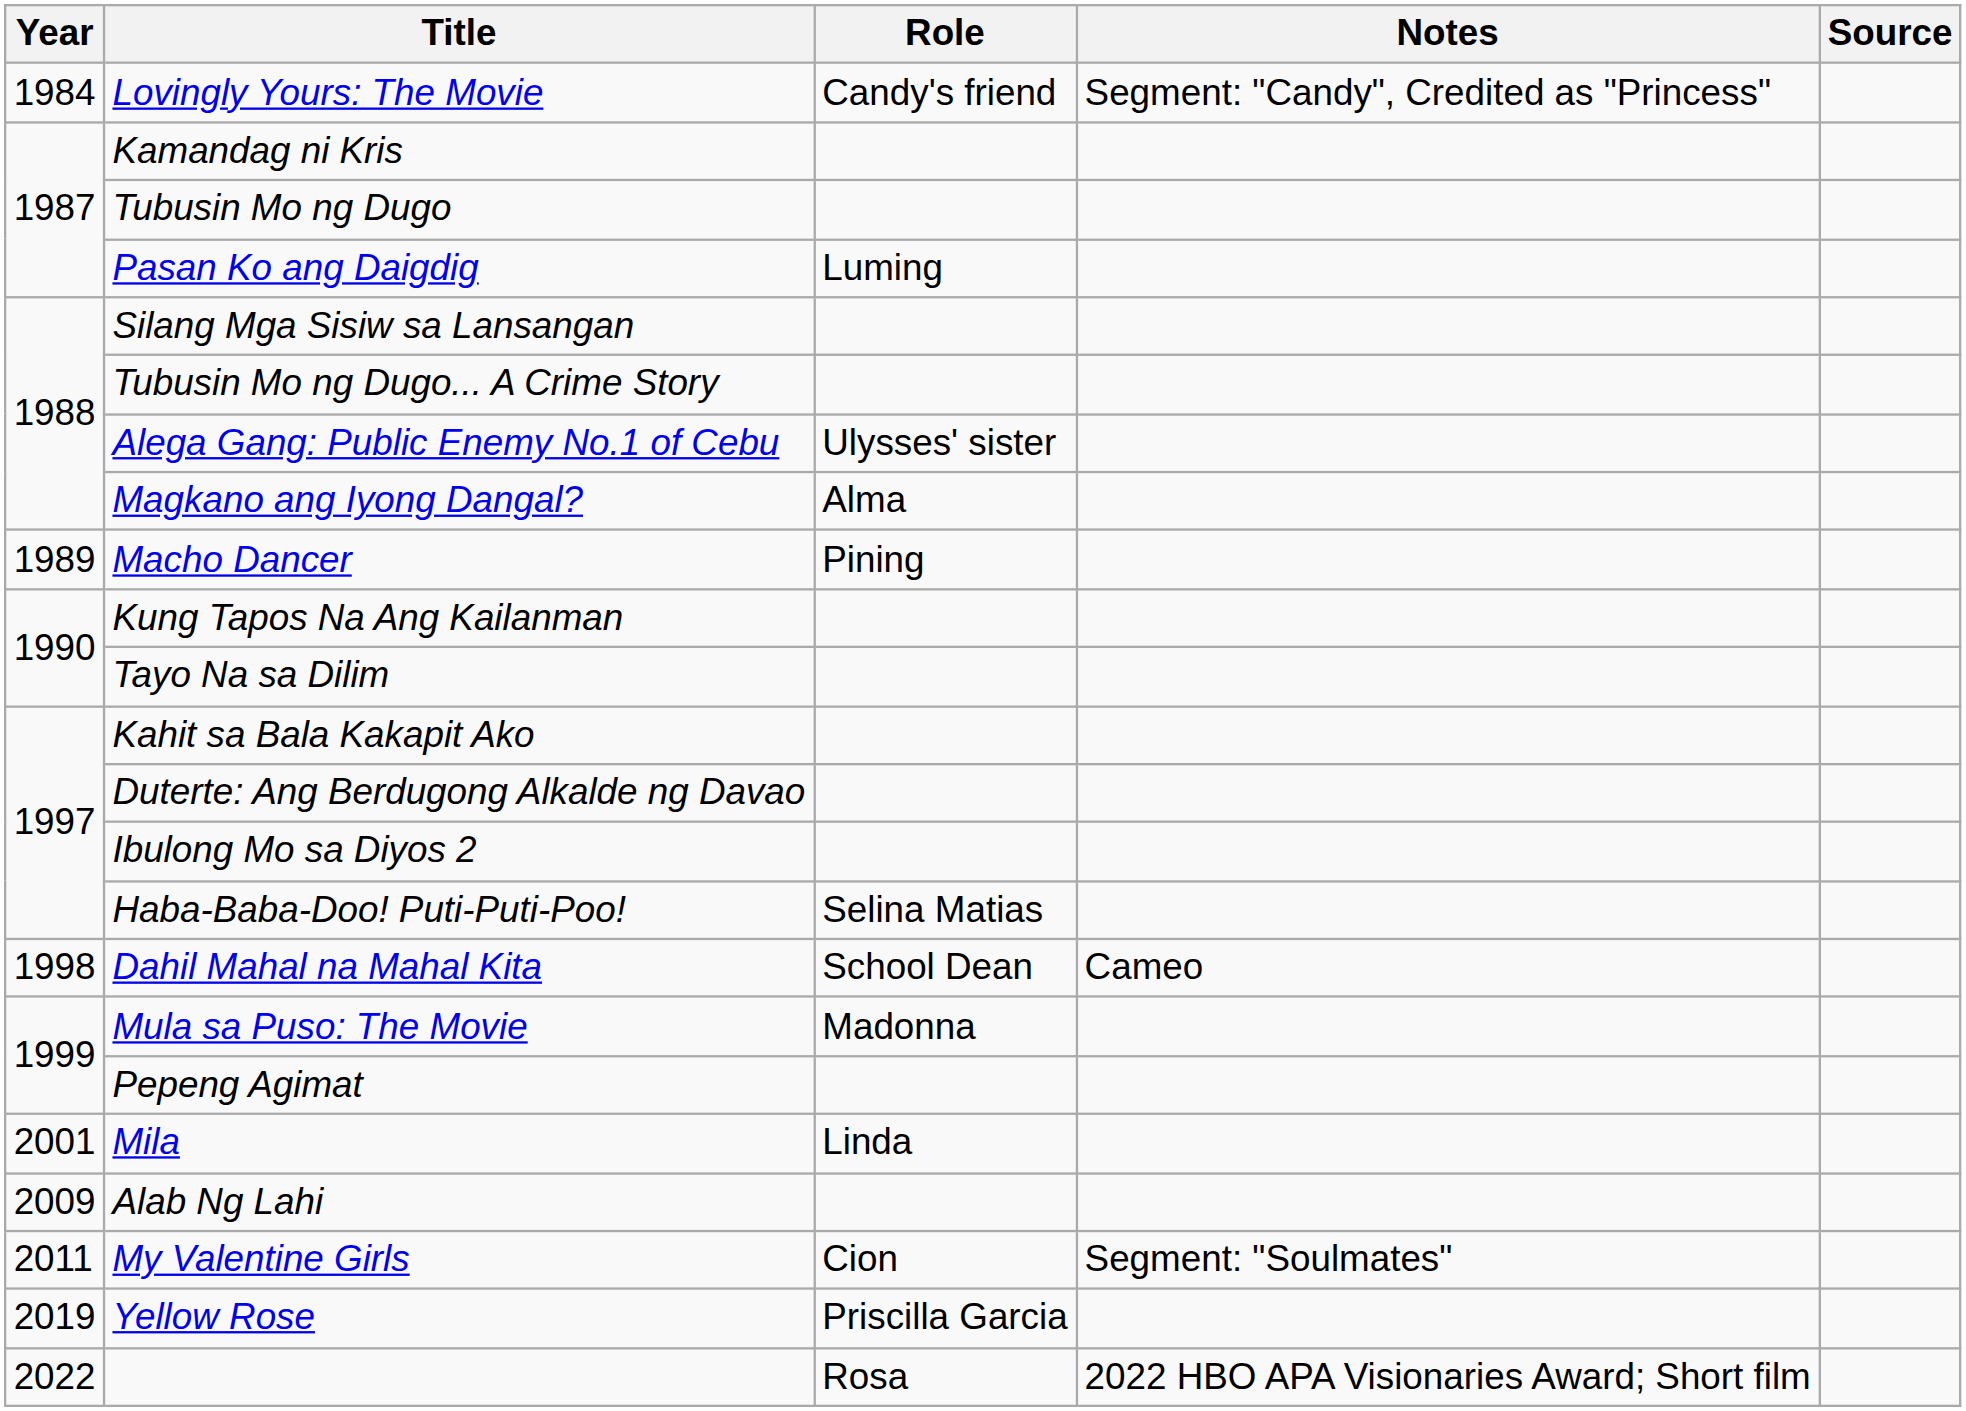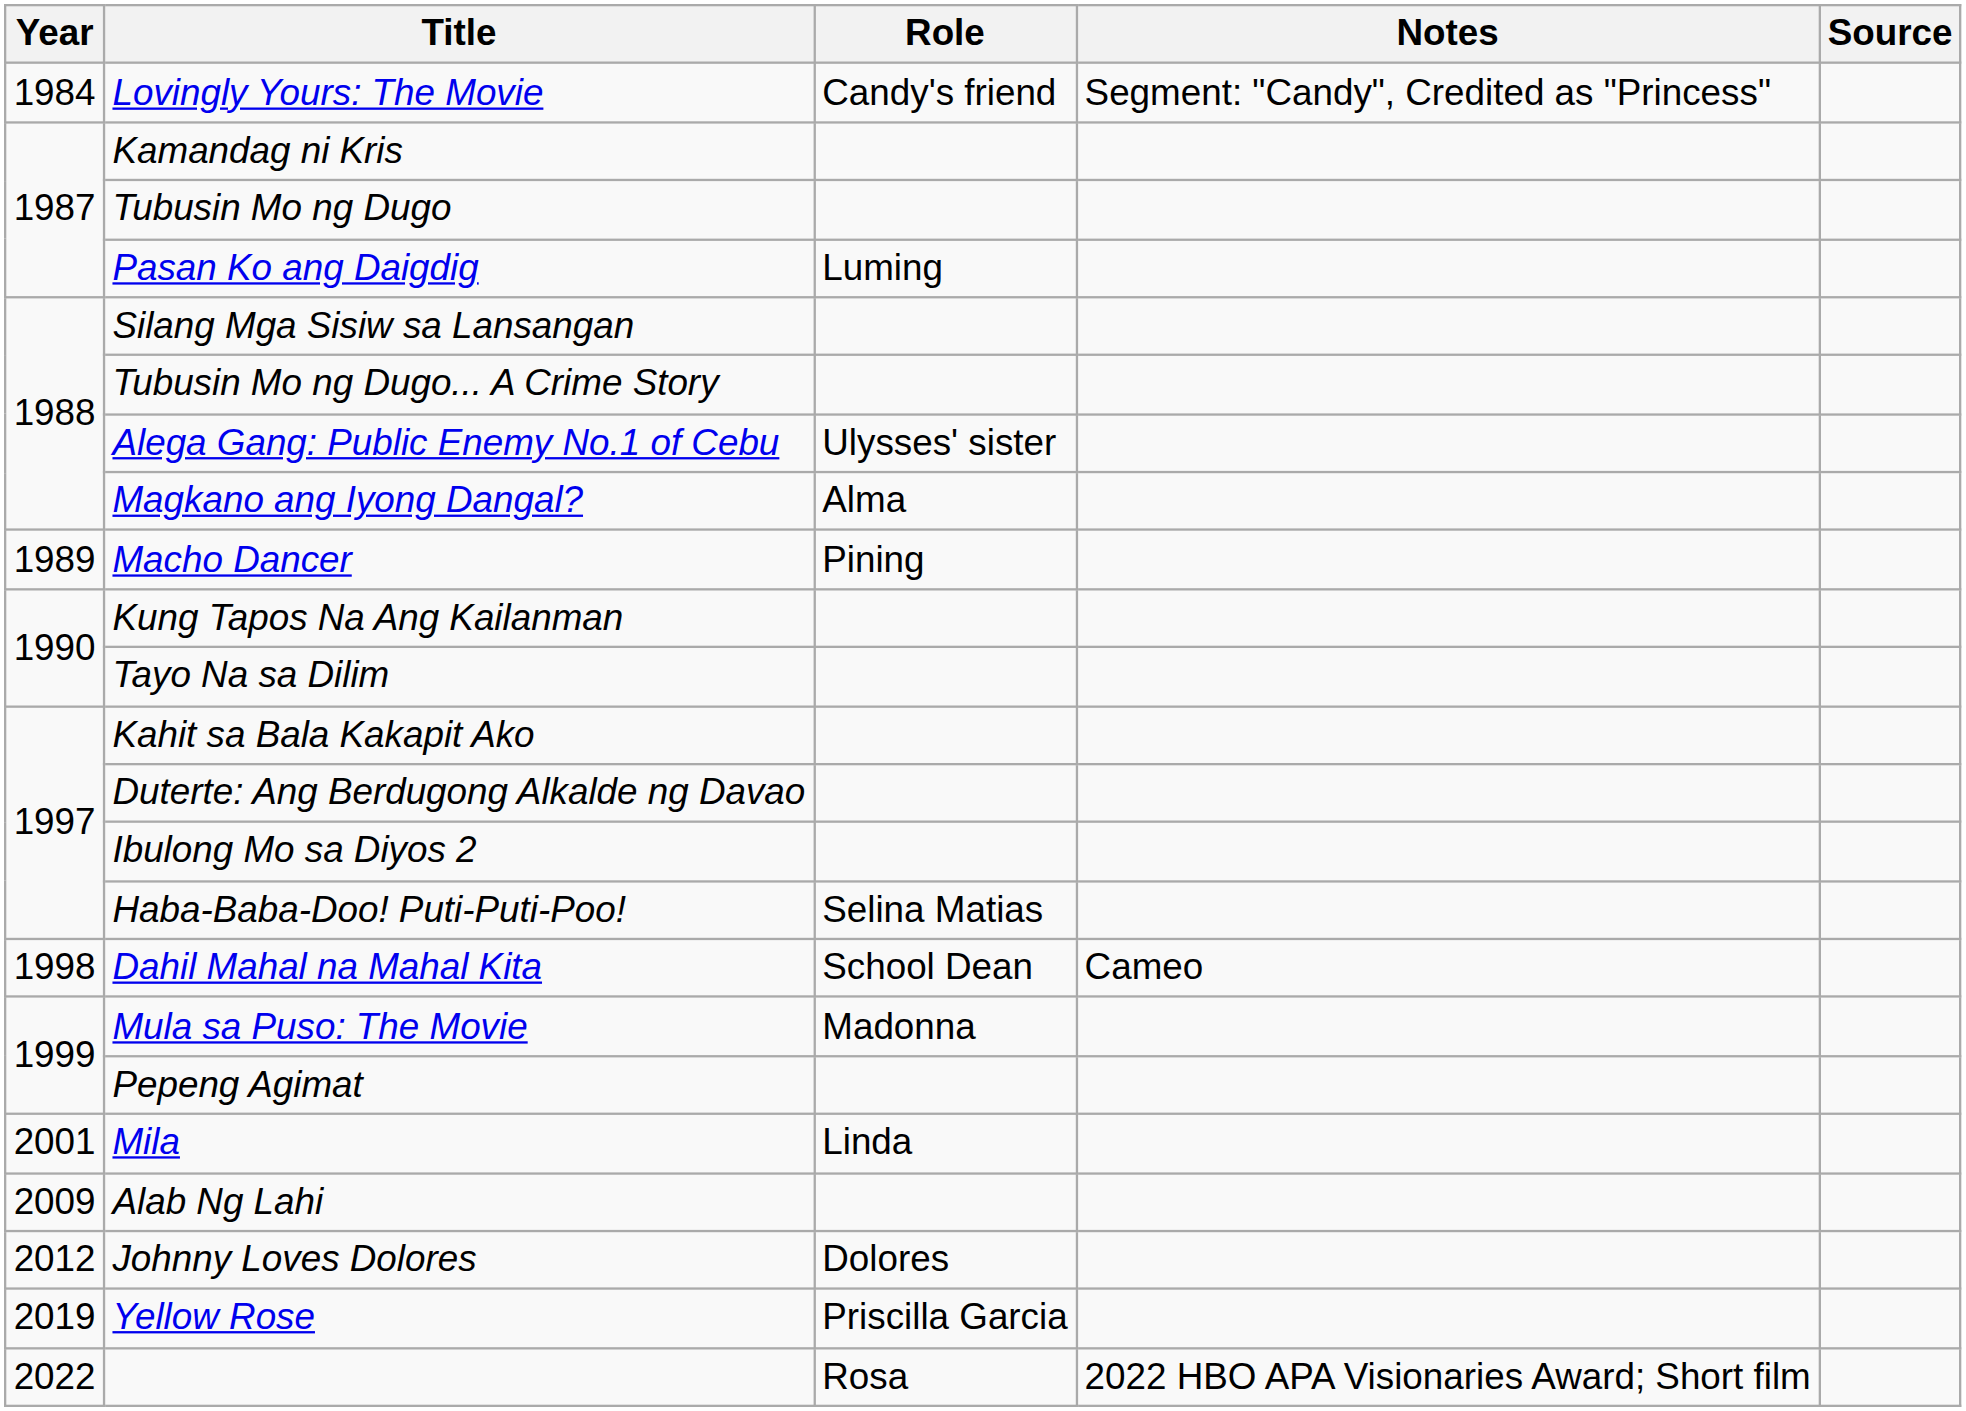- row: (261, 1259)
+ row: (295, 1259)
